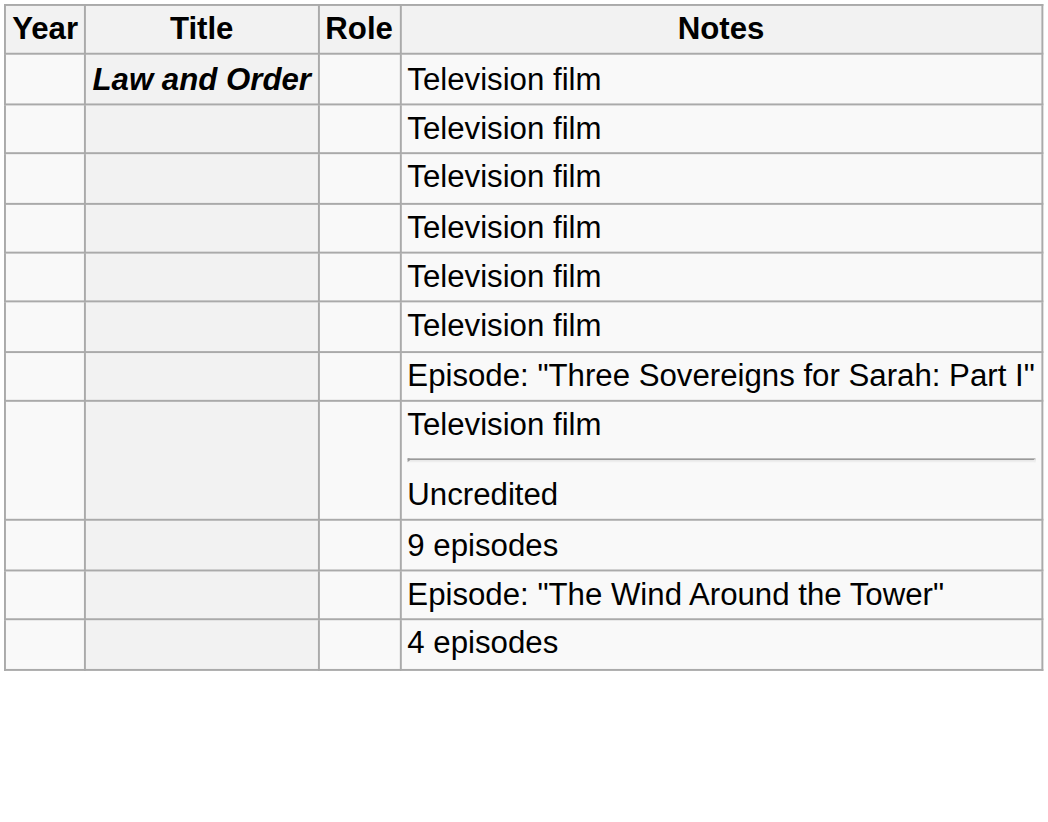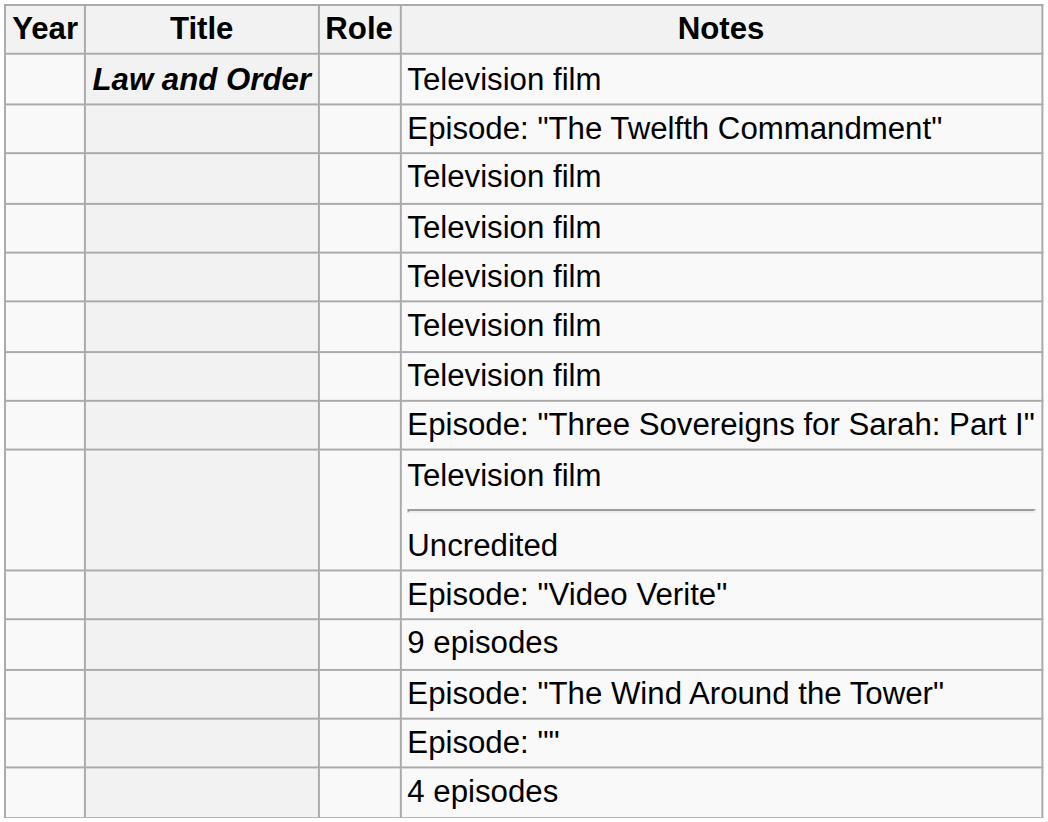+ row: (202, 129)
+ row: (202, 595)
+ row: (202, 743)
